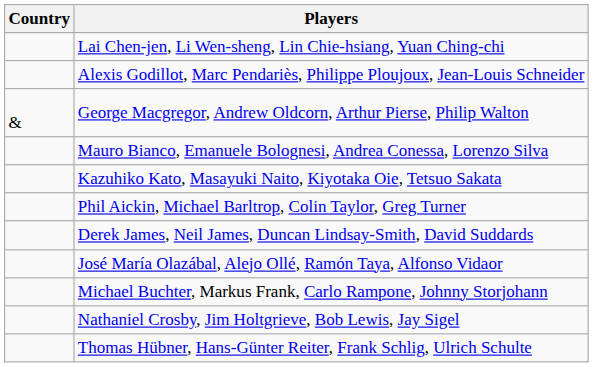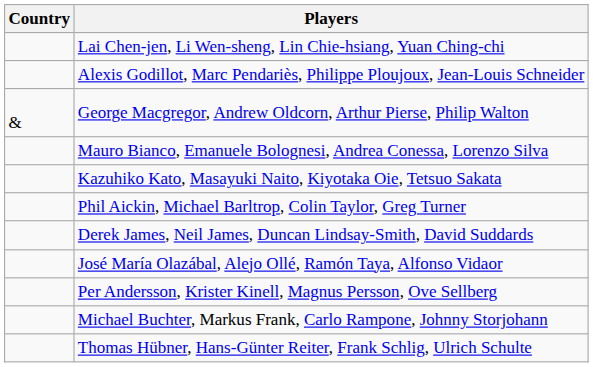+ row: (288, 291)
- row: (269, 319)
